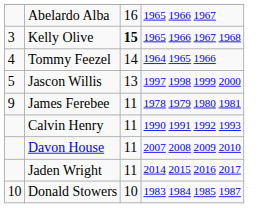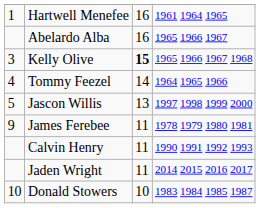+ row: (78, 15)
- row: (66, 147)
